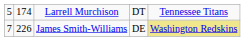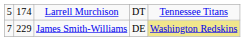(24, 28) 226 -> (24, 28) 229
